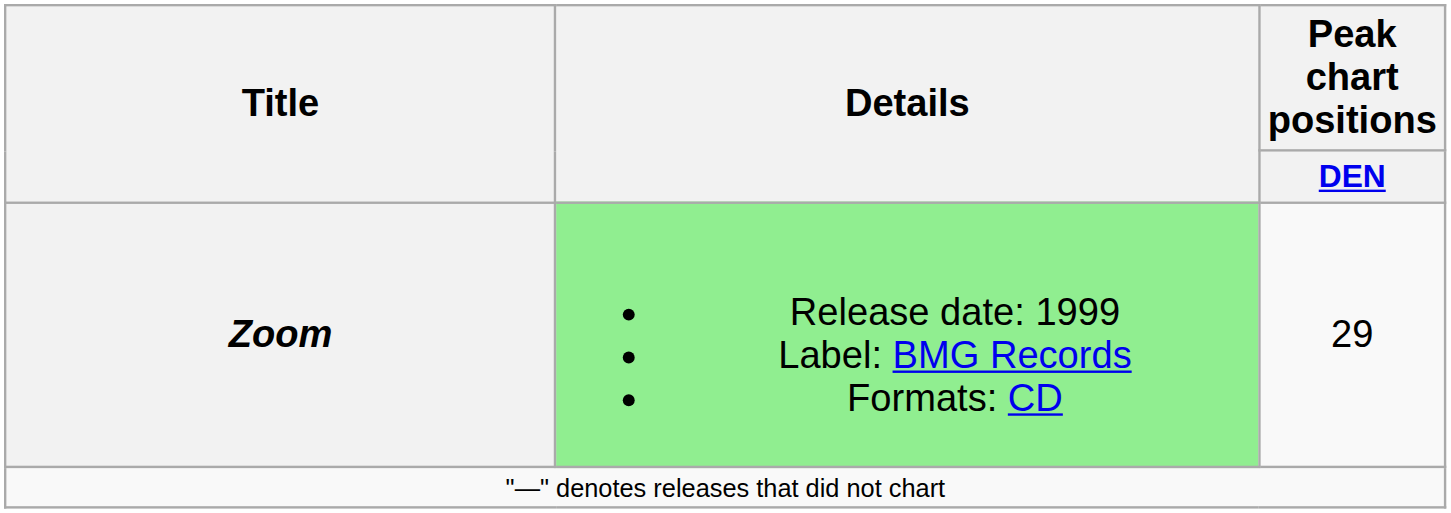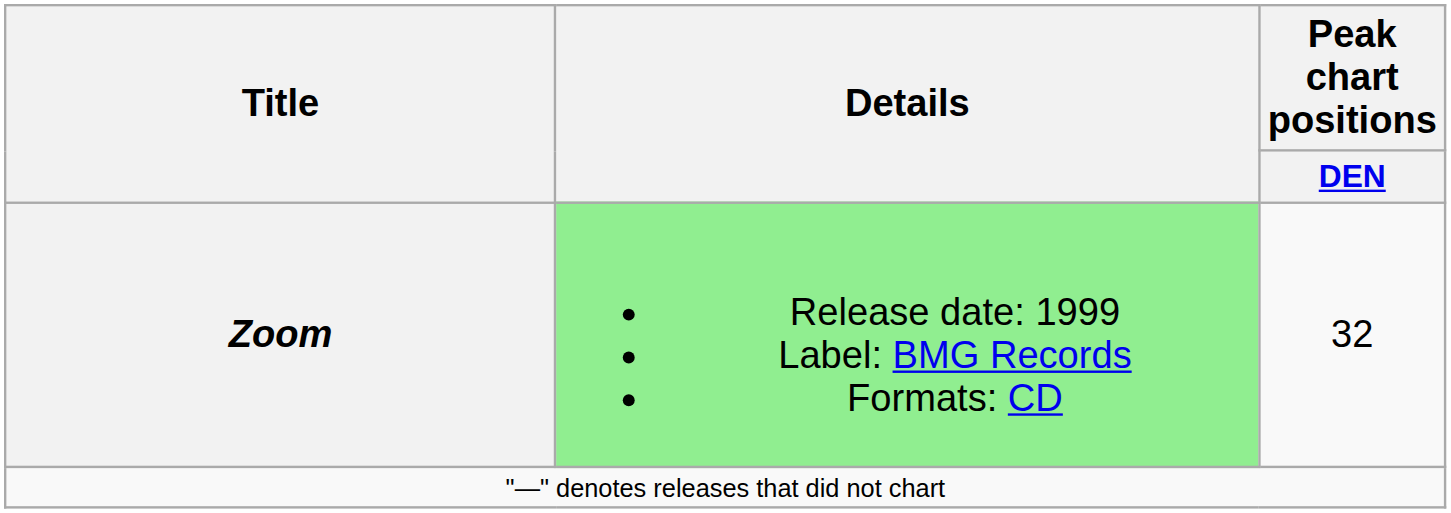(1352, 333) 29 -> (1352, 333) 32
